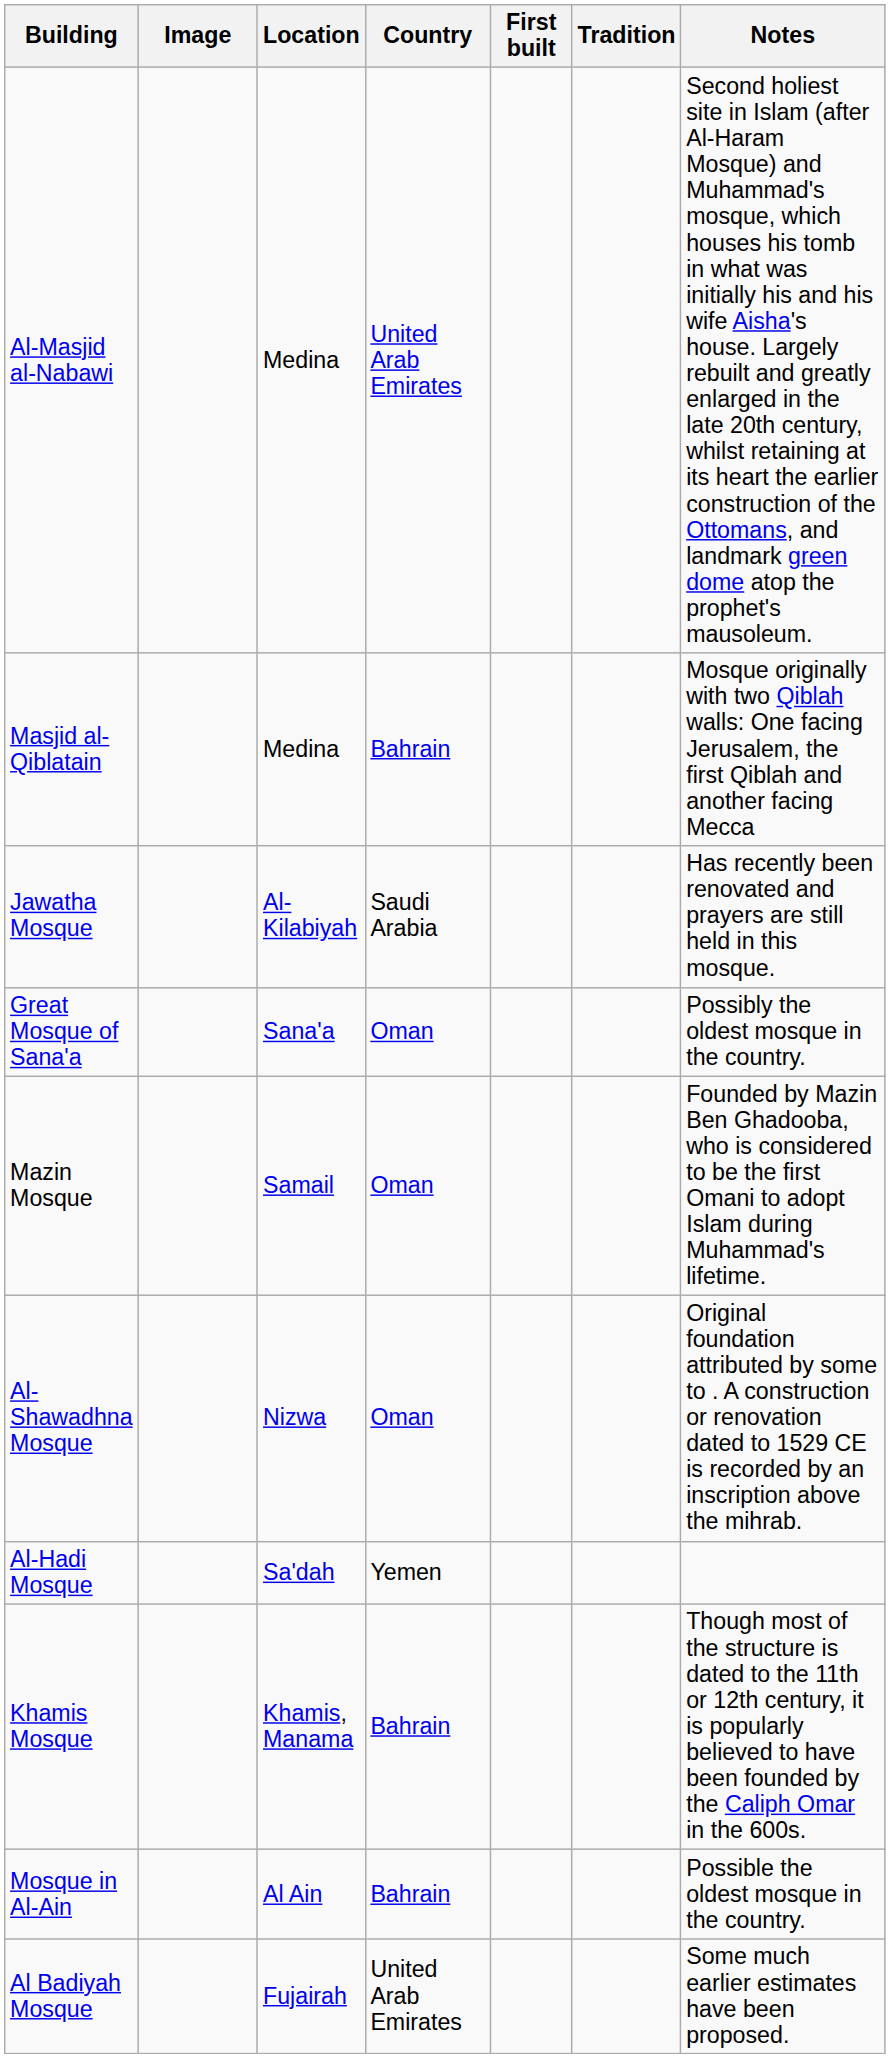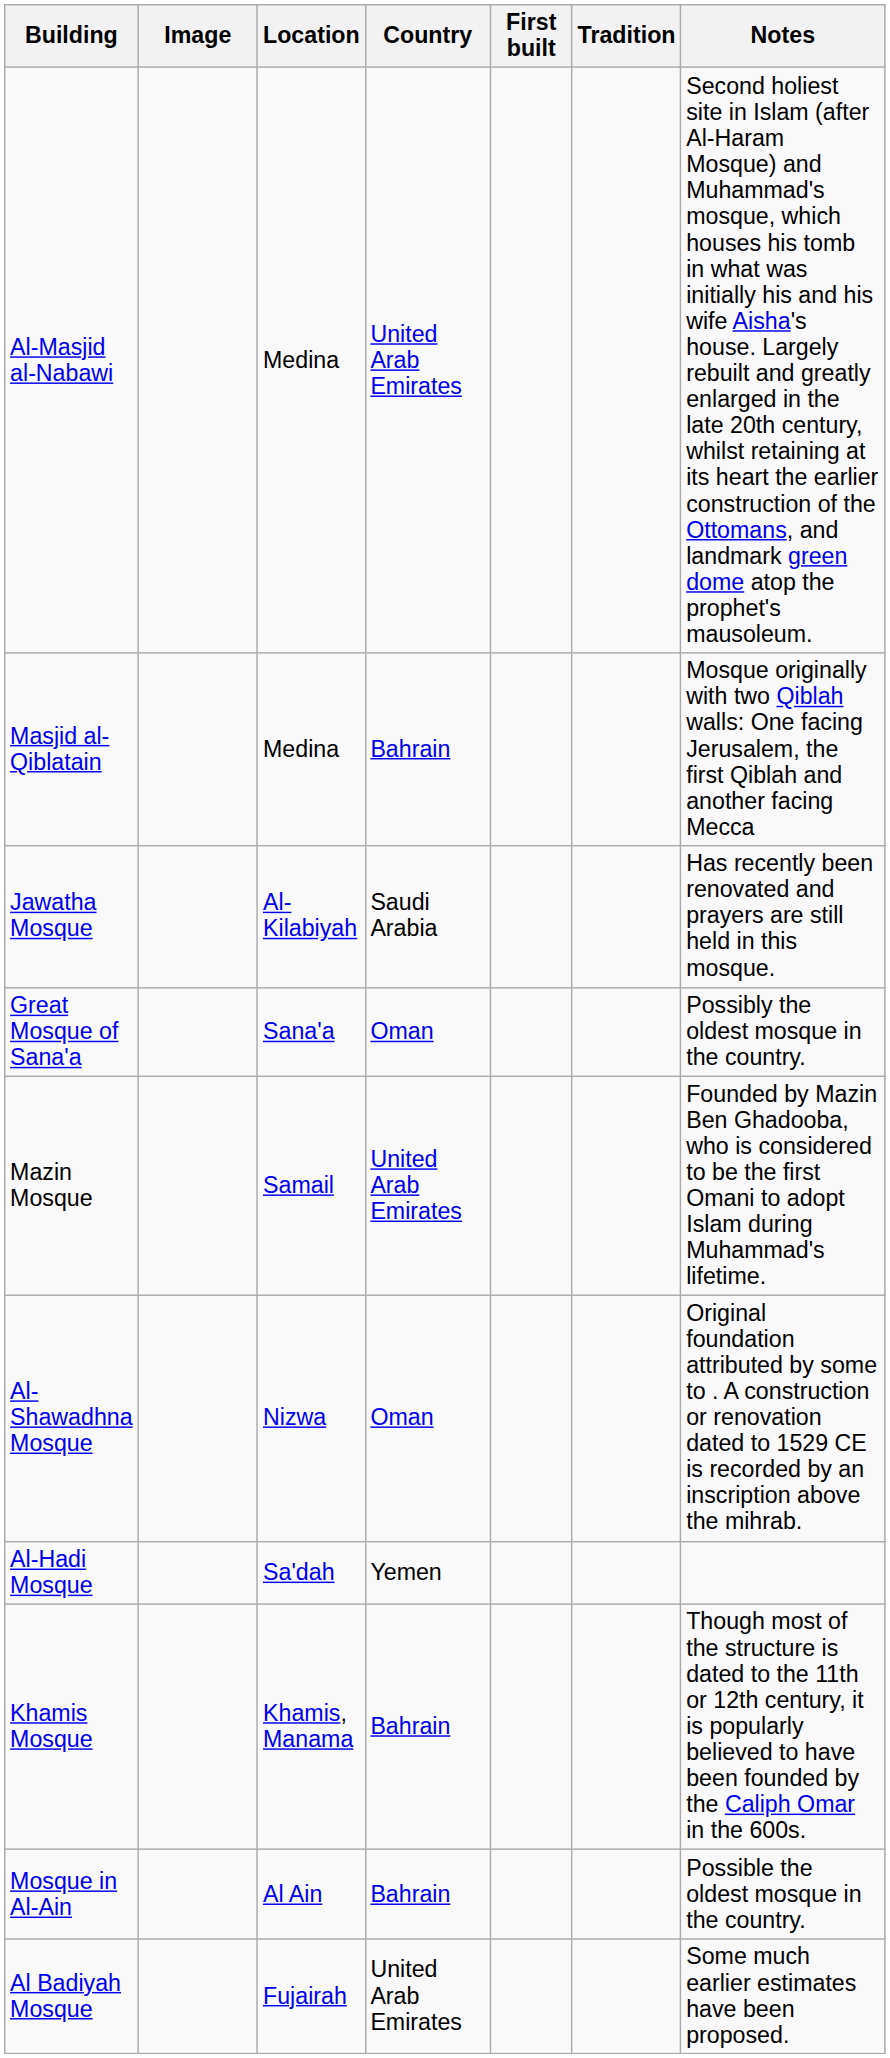(402, 1185) Oman -> (416, 1185) United Arab Emirates
